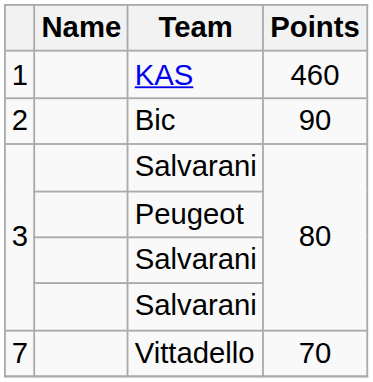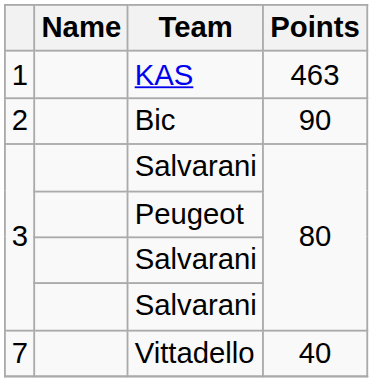(315, 74) 460 -> (315, 74) 463
(315, 352) 70 -> (315, 352) 40
